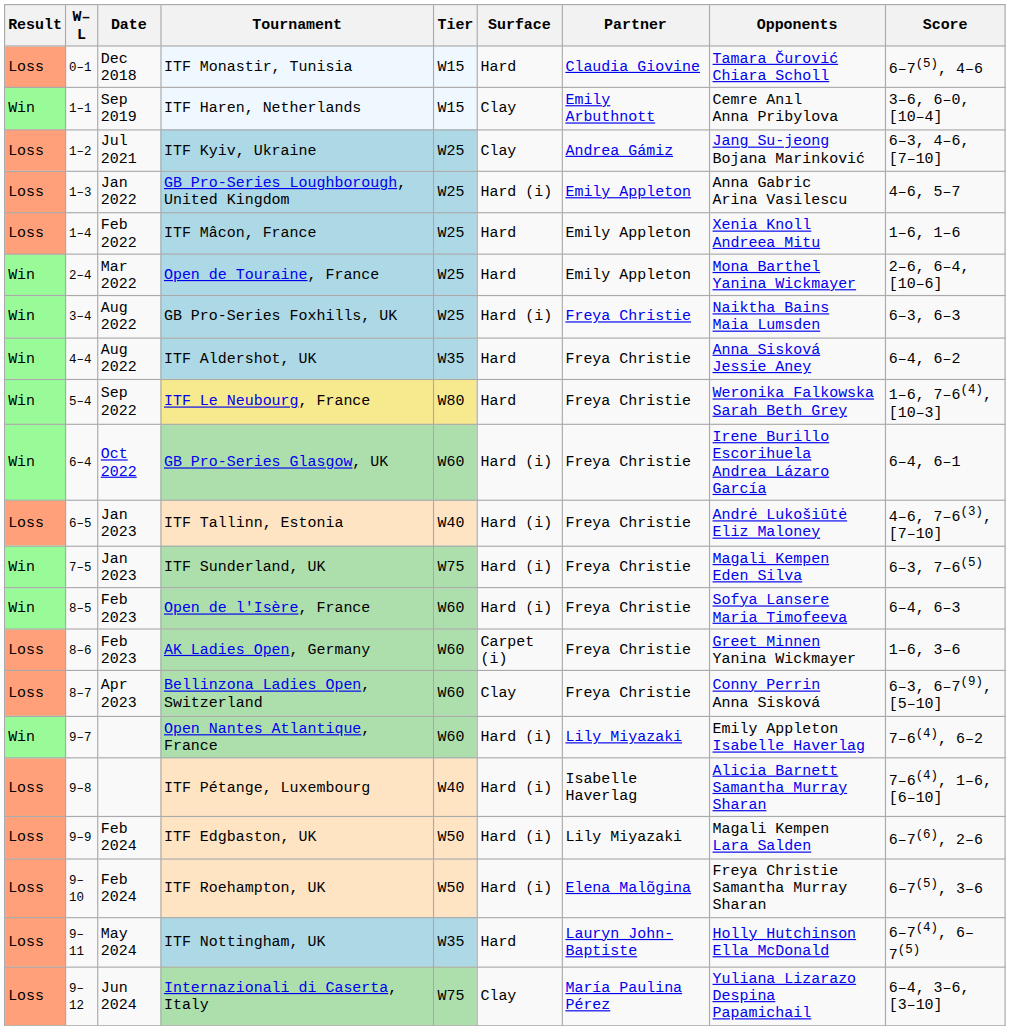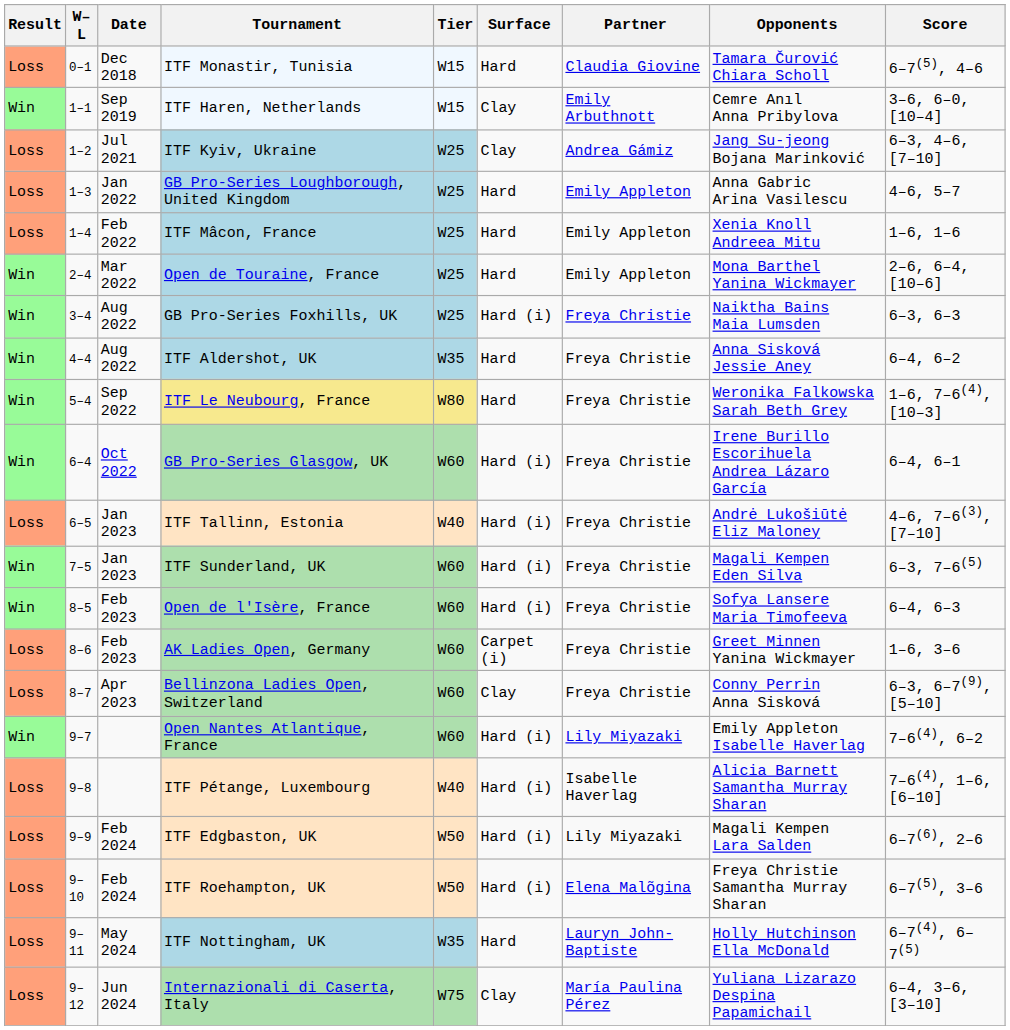(516, 192) Hard (i) -> (498, 192) Hard
(451, 567) W75 -> (451, 567) W60
